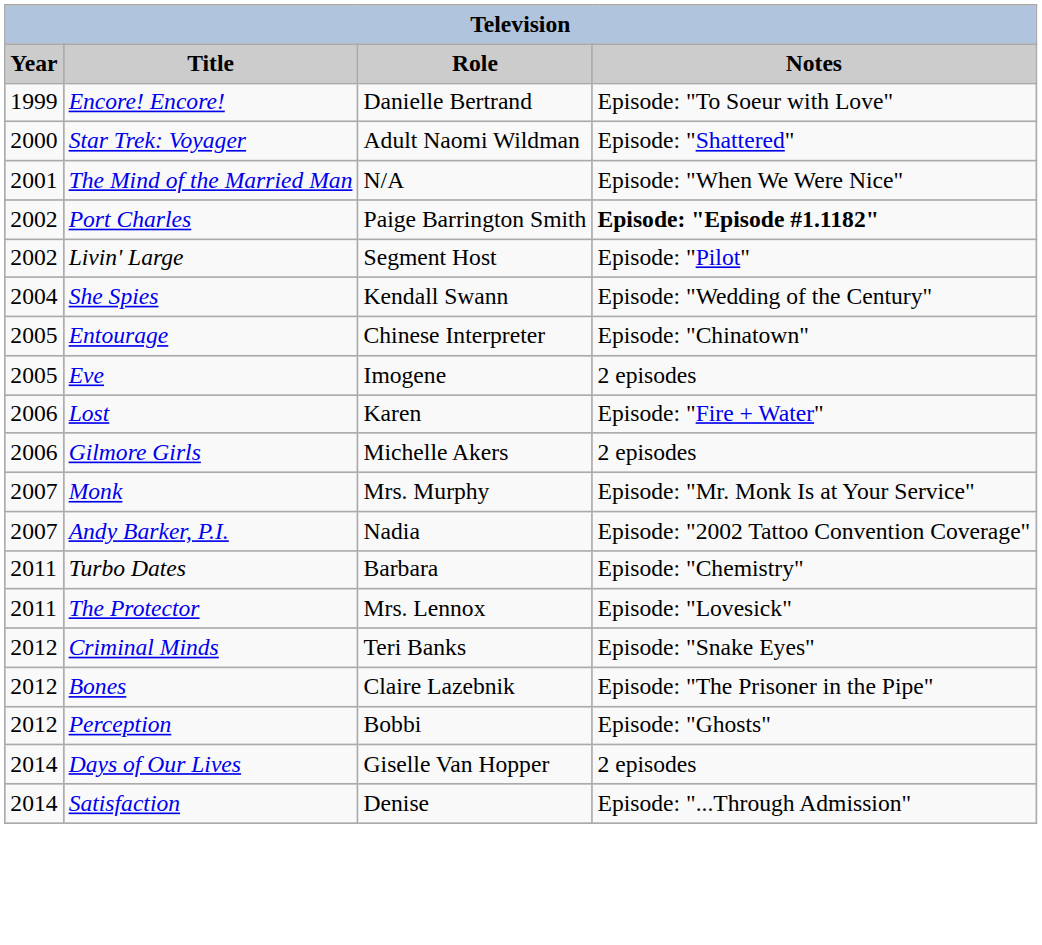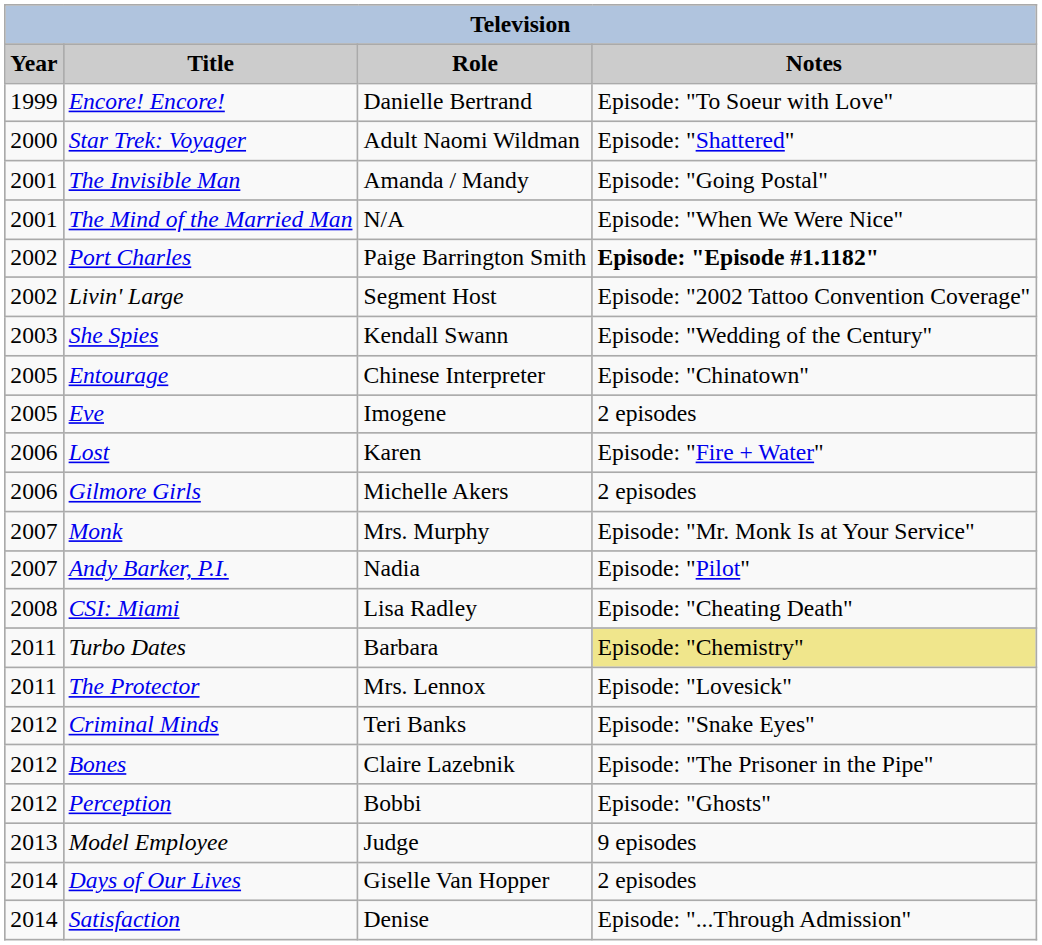+ row: (154, 180)
(674, 258) Episode: "Pilot" -> (814, 297) Episode: "2002 Tattoo Convention Coverage"
(34, 297) 2004 -> (34, 335) 2003
(814, 530) Episode: "2002 Tattoo Convention Coverage" -> (674, 569) Episode: "Pilot"
+ row: (124, 608)
(701, 569) no background -> (701, 647) khaki background
+ row: (148, 842)
